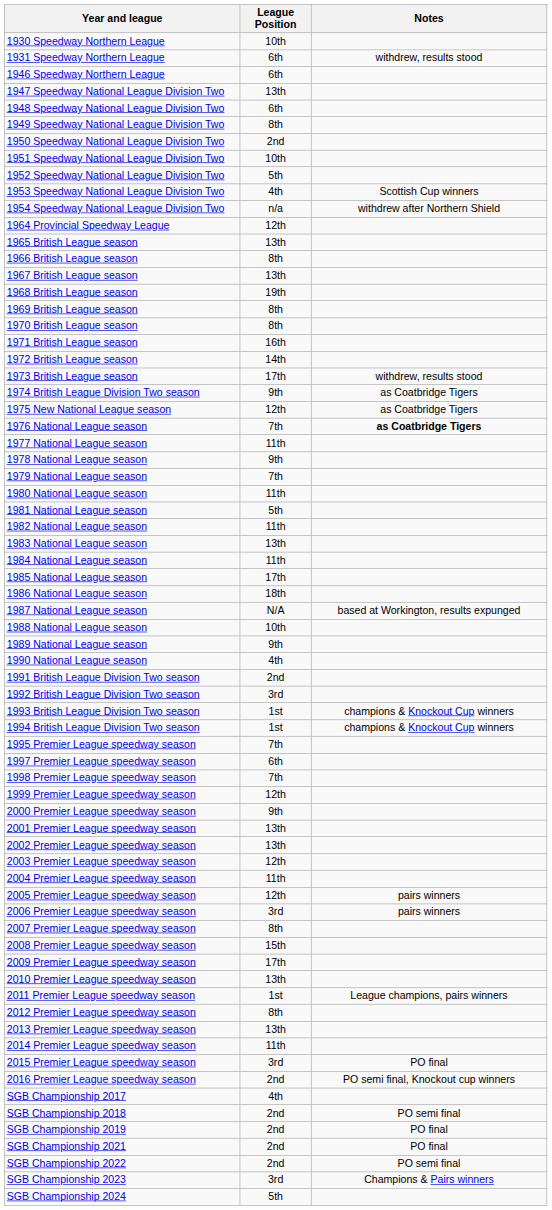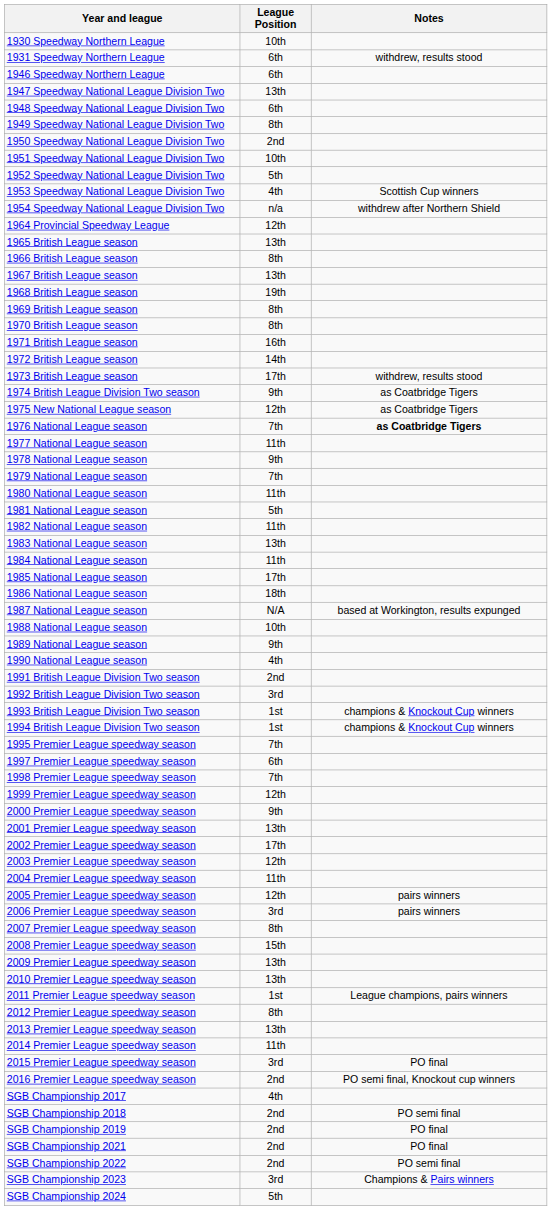(276, 845) 13th -> (276, 845) 17th
(276, 962) 17th -> (276, 962) 13th
